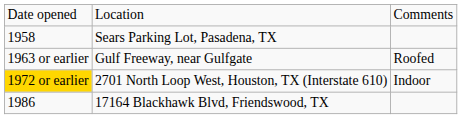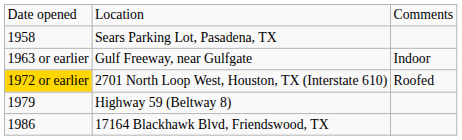(414, 59) Roofed -> (412, 59) Indoor
(412, 80) Indoor -> (414, 80) Roofed
+ row: (163, 102)
